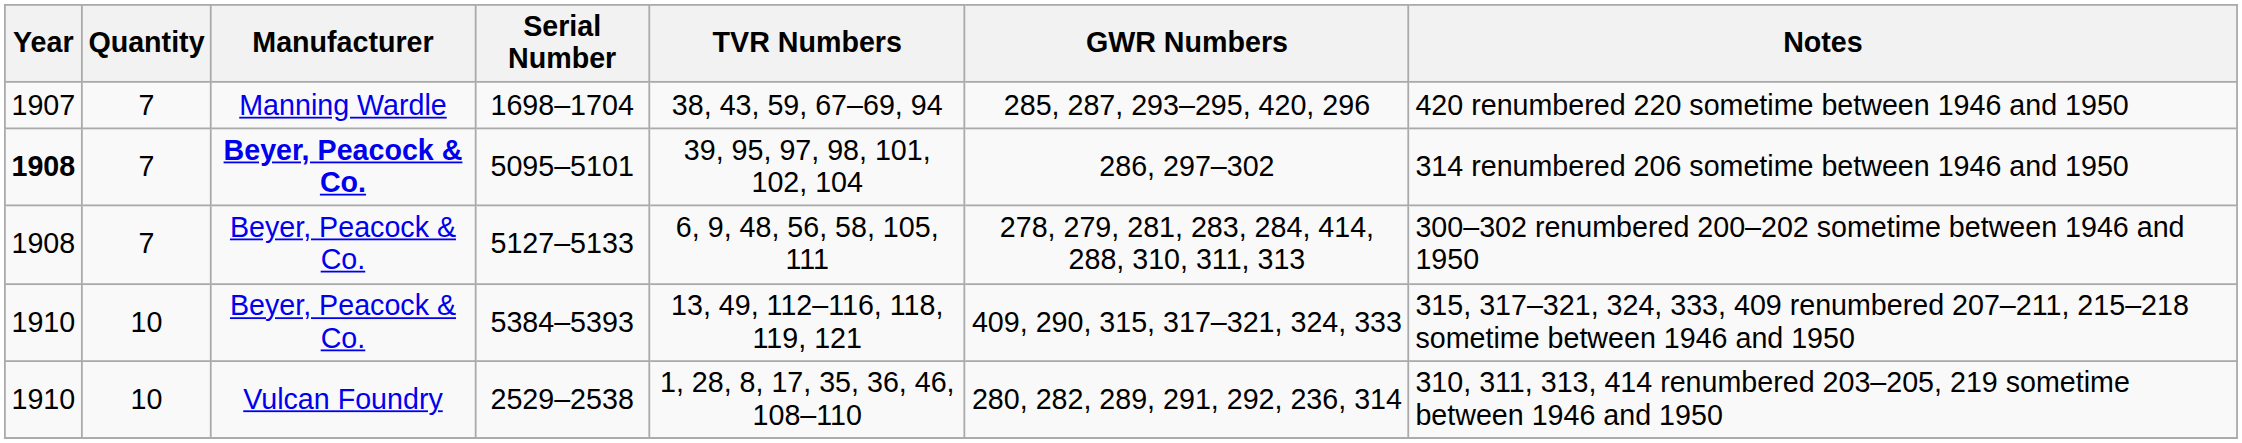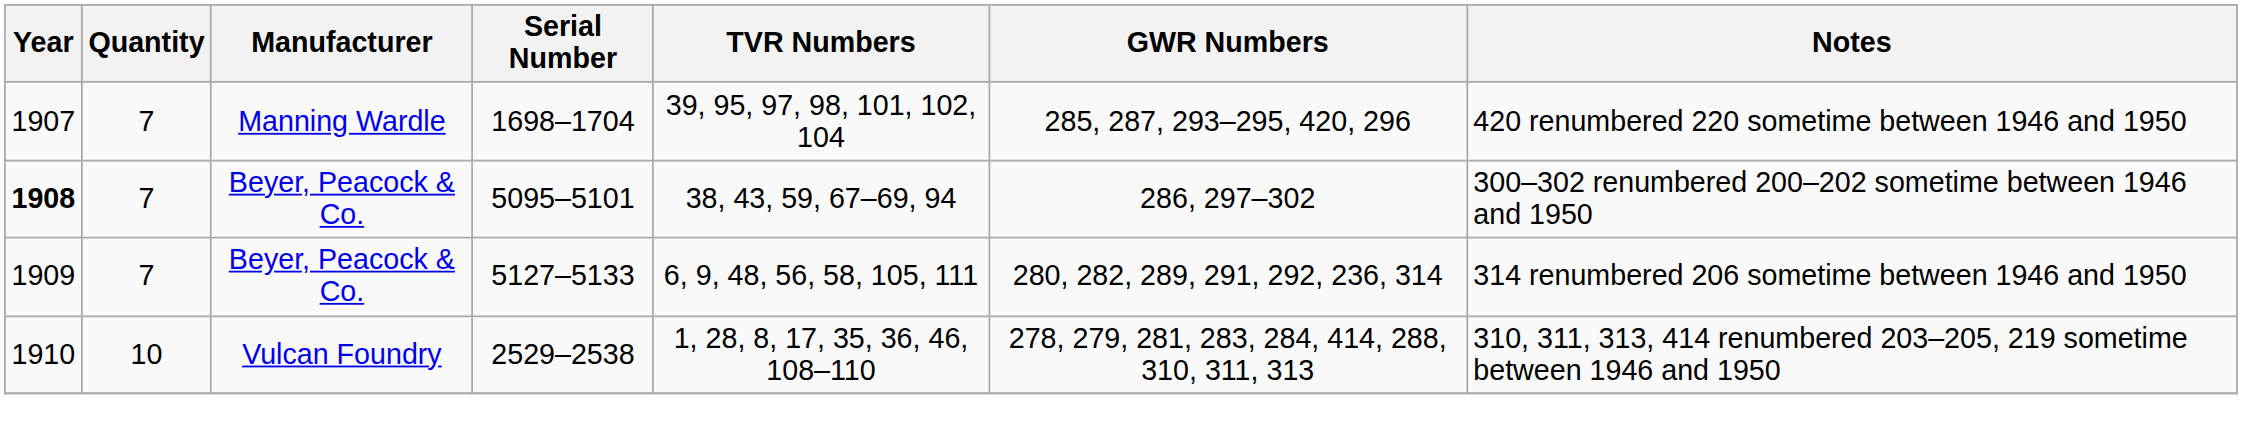(807, 104) 38, 43, 59, 67–69, 94 -> (821, 120) 39, 95, 97, 98, 101, 102, 104
(343, 166) bold -> (342, 198) normal
(807, 166) 39, 95, 97, 98, 101, 102, 104 -> (821, 198) 38, 43, 59, 67–69, 94
(1772, 166) 314 renumbered 206 sometime between 1946 and 1950 -> (1830, 198) 300–302 renumbered 200–202 sometime between 1946 and 1950
(43, 244) 1908 -> (43, 276) 1909
(1187, 244) 278, 279, 281, 283, 284, 414, 288, 310, 311, 313 -> (1228, 276) 280, 282, 289, 291, 292, 236, 314
(1800, 244) 300–302 renumbered 200–202 sometime between 1946 and 1950 -> (1830, 276) 314 renumbered 206 sometime between 1946 and 1950
- row: (562, 321)
(1187, 399) 280, 282, 289, 291, 292, 236, 314 -> (1228, 353) 278, 279, 281, 283, 284, 414, 288, 310, 311, 313
